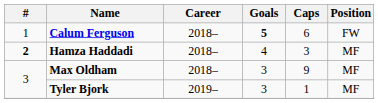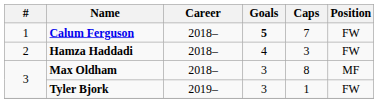(306, 32) 6 -> (306, 32) 7
(26, 51) bold -> (26, 51) normal
(351, 51) MF -> (351, 51) FW
(306, 70) 9 -> (306, 70) 8
(351, 88) MF -> (351, 88) FW
